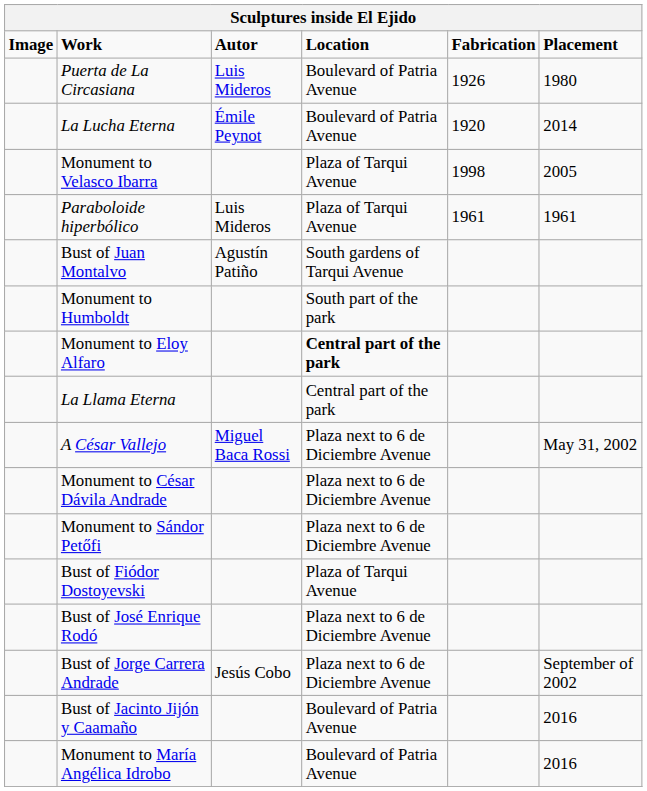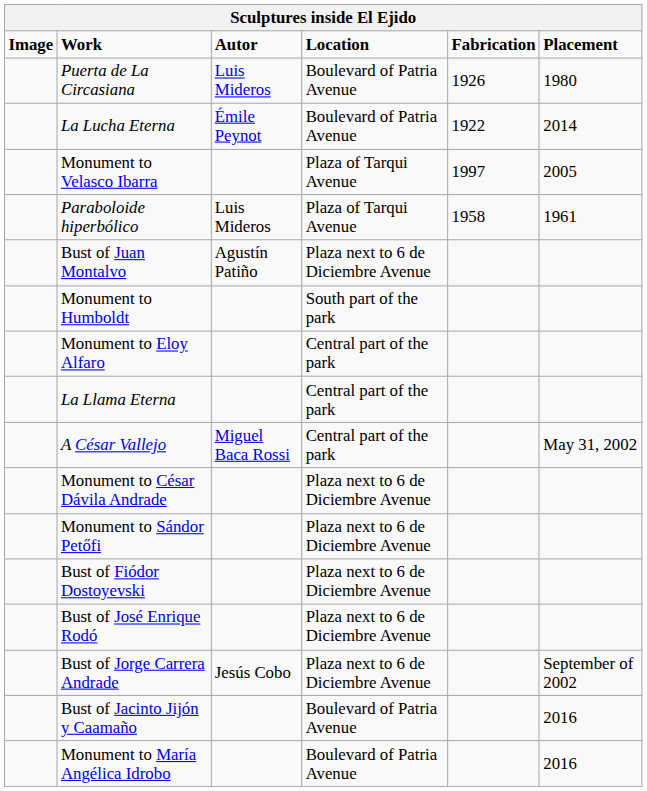(468, 126) 1920 -> (468, 126) 1922
(468, 171) 1998 -> (468, 171) 1997
(468, 217) 1961 -> (468, 217) 1958
(363, 262) South gardens of Tarqui Avenue -> (368, 262) Plaza next to 6 de Diciembre Avenue
(373, 353) bold -> (367, 353) normal
(368, 444) Plaza next to 6 de Diciembre Avenue -> (367, 444) Central part of the park
(357, 581) Plaza of Tarqui Avenue -> (368, 581) Plaza next to 6 de Diciembre Avenue
